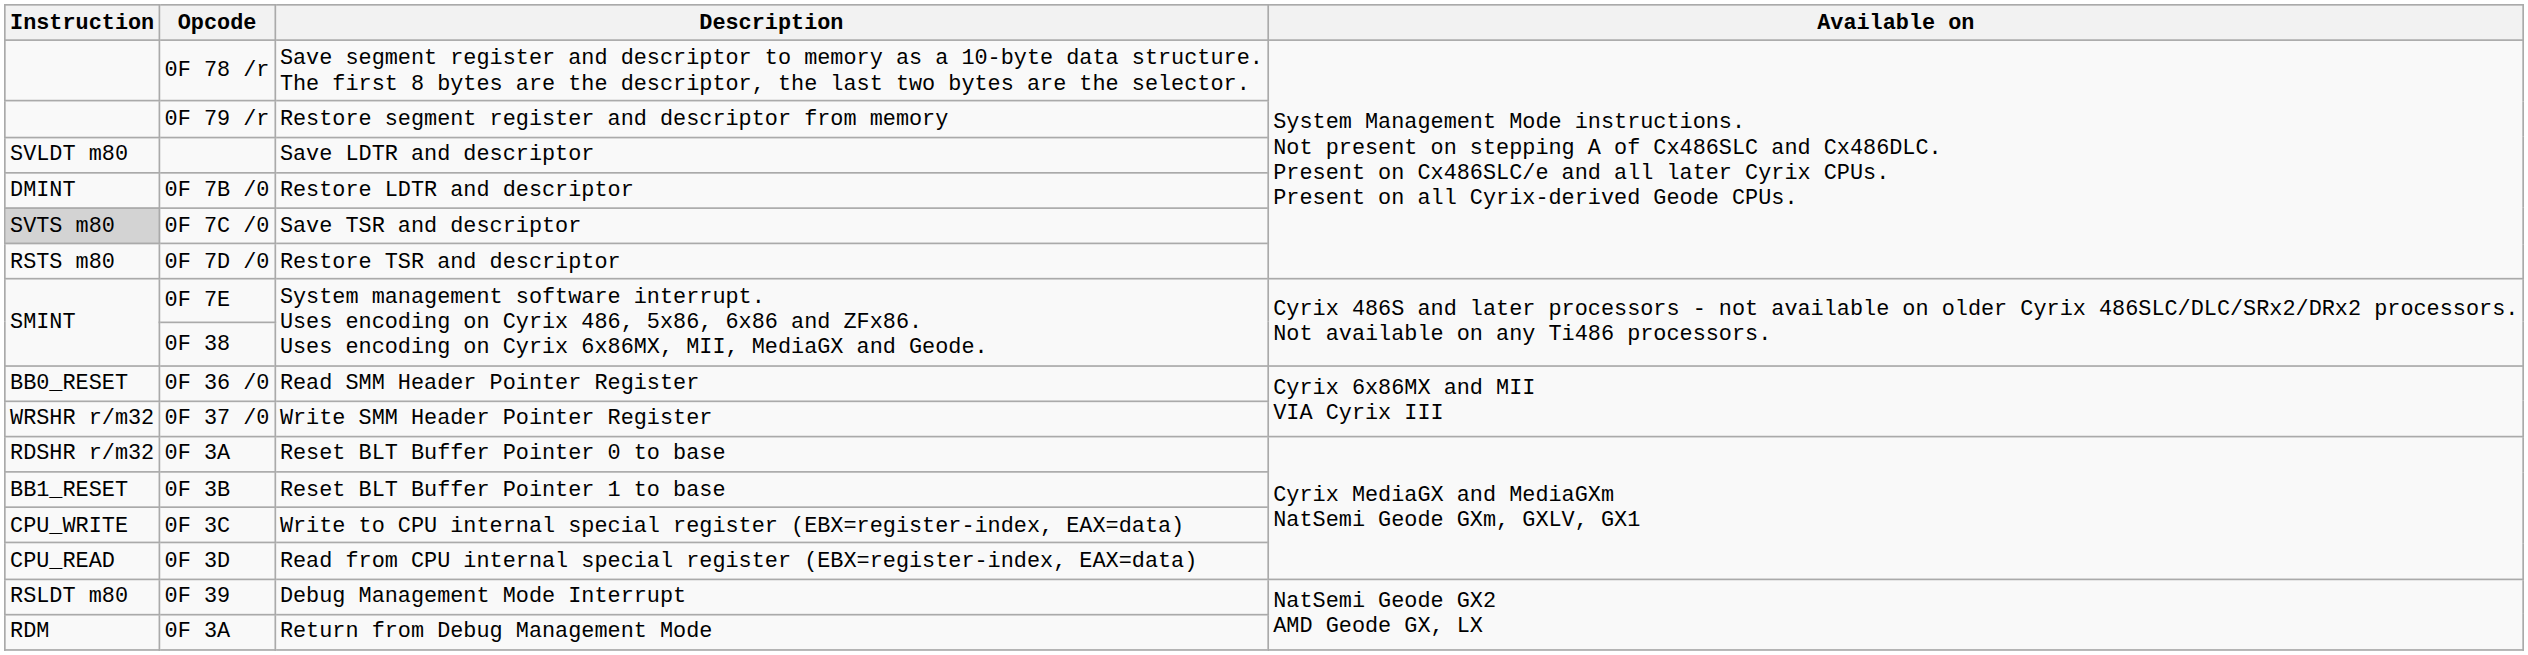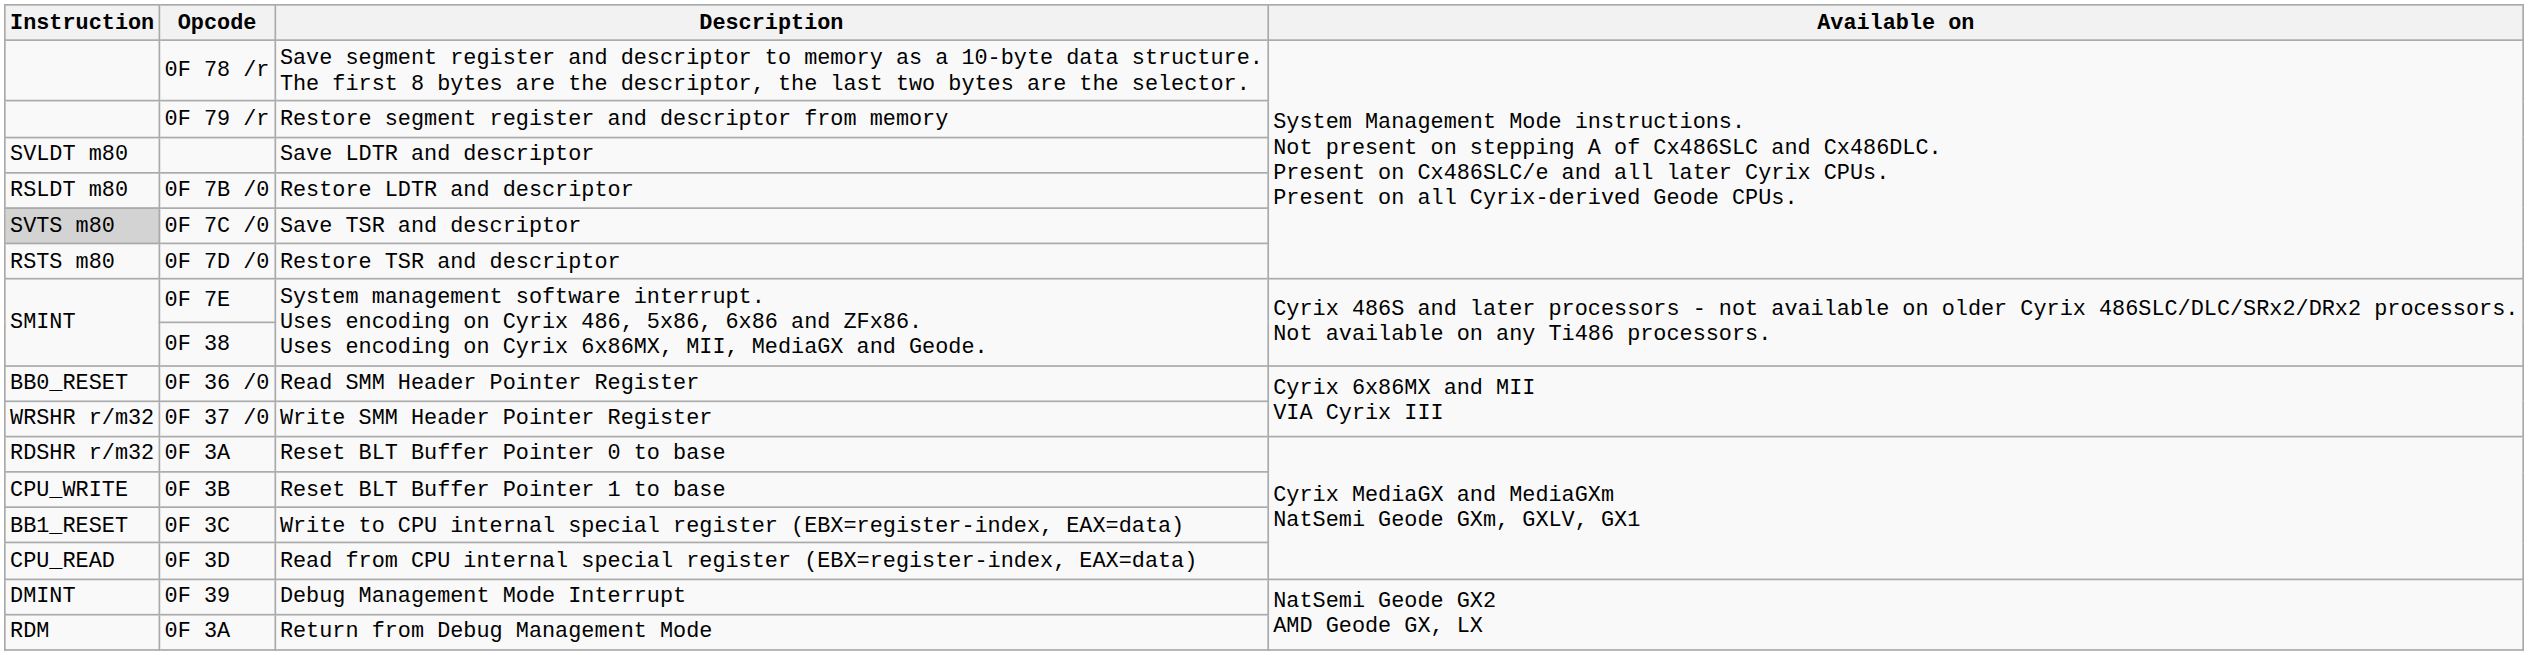(43, 190) DMINT -> (69, 190) RSLDT m80
(69, 490) BB1_RESET -> (69, 490) CPU_WRITE
(69, 525) CPU_WRITE -> (69, 525) BB1_RESET
(69, 597) RSLDT m80 -> (43, 597) DMINT
